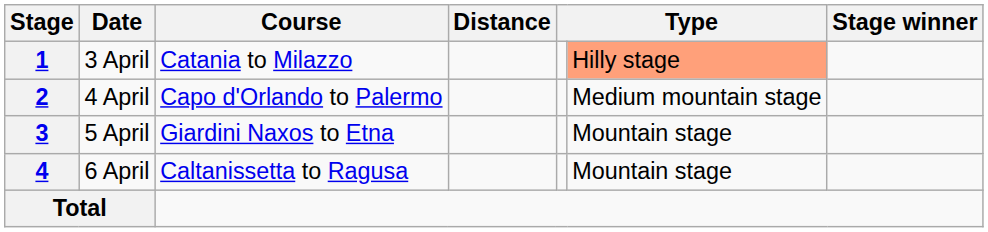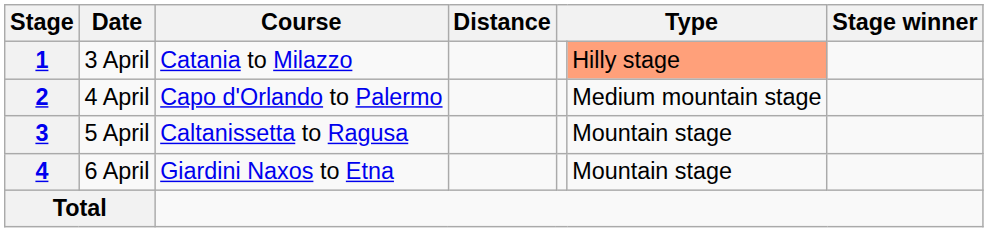(277, 134) Giardini Naxos to Etna -> (284, 134) Caltanissetta to Ragusa
(284, 171) Caltanissetta to Ragusa -> (277, 171) Giardini Naxos to Etna
